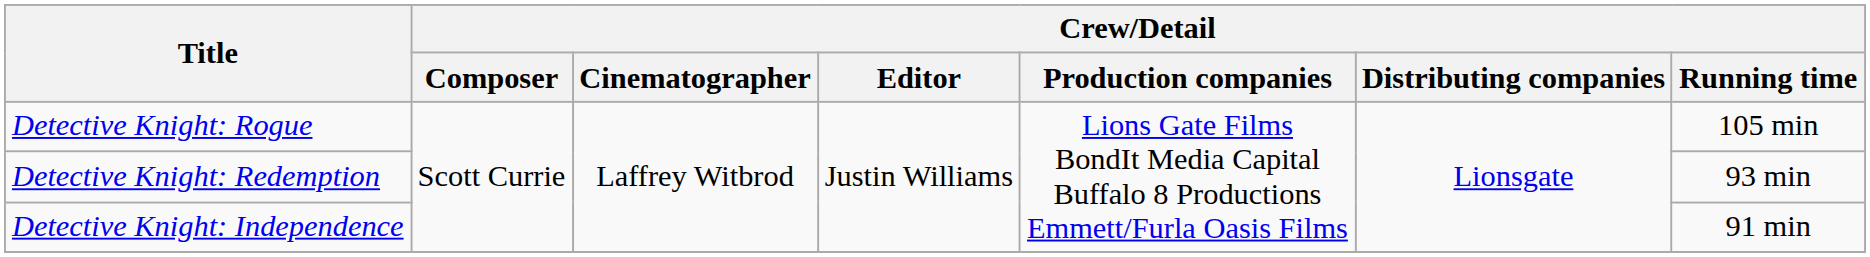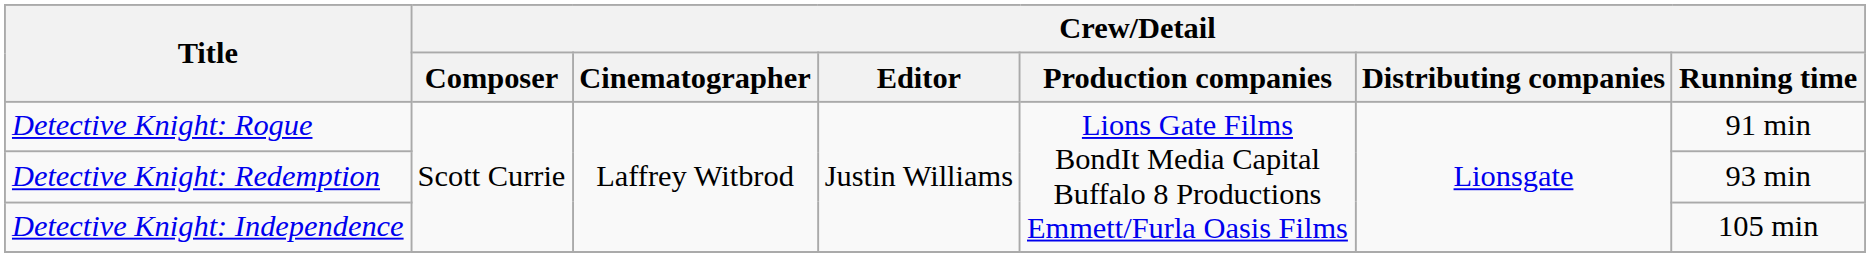(1768, 126) 105 min -> (1768, 126) 91 min
(1768, 226) 91 min -> (1768, 226) 105 min
